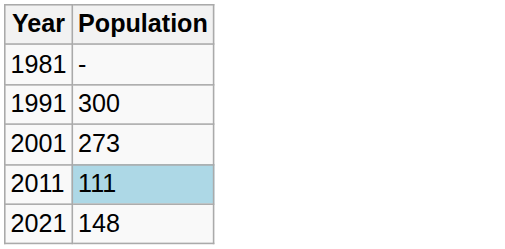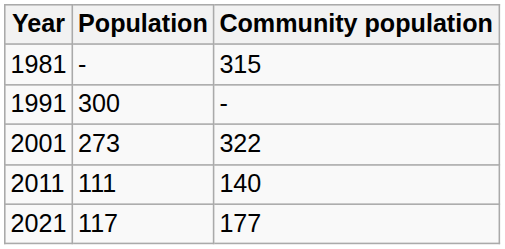+ column: (356, 24)
(97, 183) lightblue background -> (97, 183) no background
(99, 223) 148 -> (98, 223) 117
